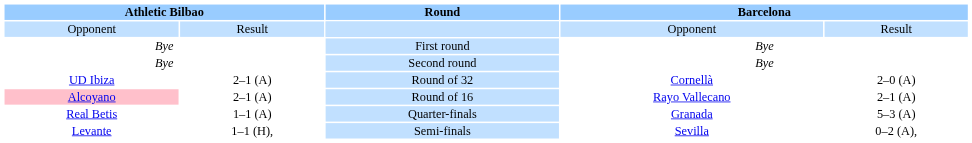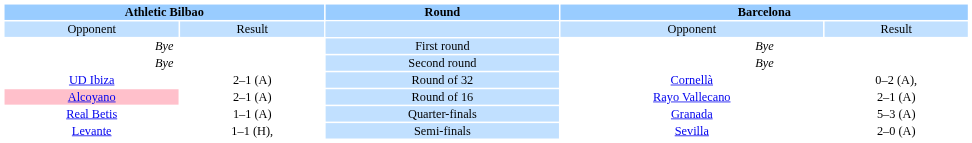(896, 80) 2–0 (A) -> (896, 80) 0–2 (A),
(896, 130) 0–2 (A), -> (896, 130) 2–0 (A)
